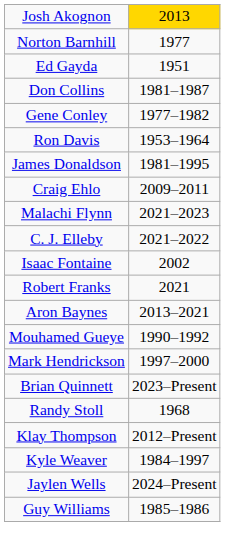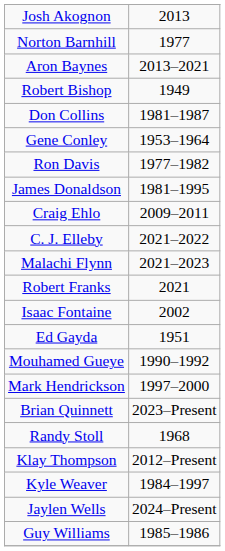(174, 16) gold background -> (174, 16) no background
rows swapped: (66, 312) <-> (66, 66)
+ row: (66, 90)
(174, 115) 1977–1982 -> (174, 139) 1953–1964
(174, 139) 1953–1964 -> (174, 164) 1977–1982
rows swapped: (66, 238) <-> (66, 213)
rows swapped: (66, 262) <-> (66, 287)
